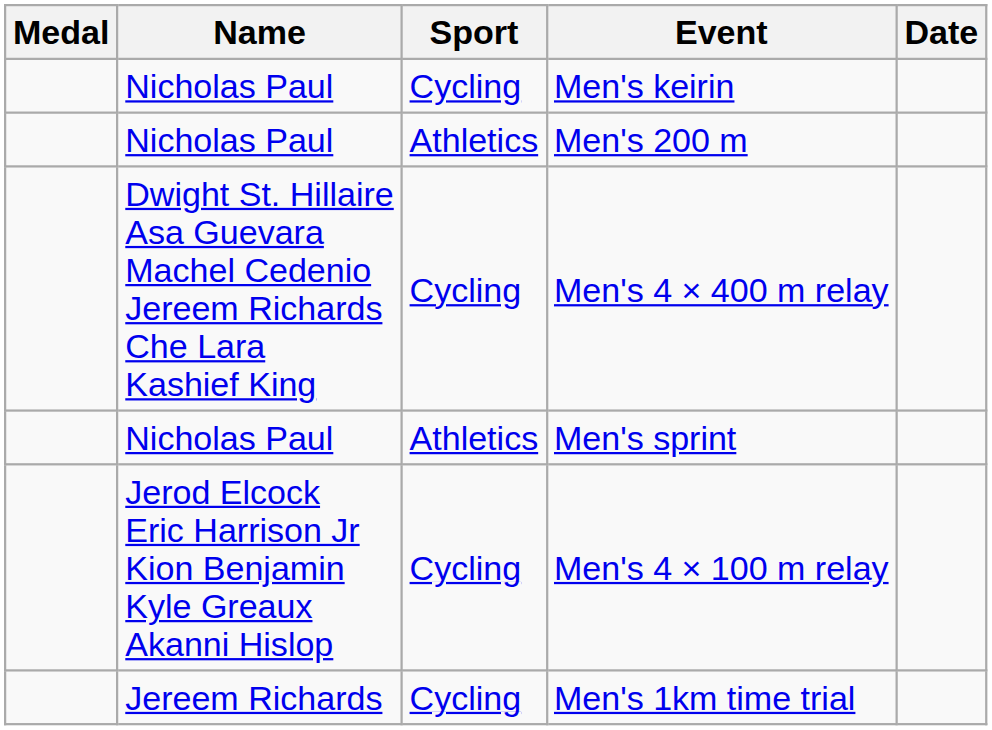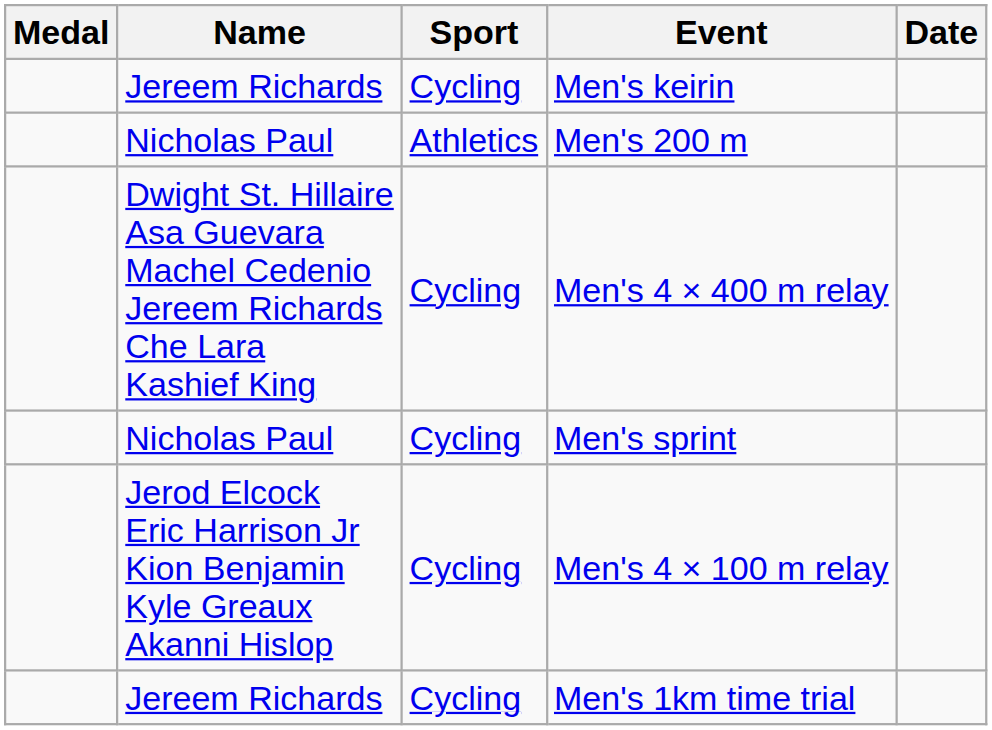(229, 86) Nicholas Paul -> (254, 86) Jereem Richards
(474, 438) Athletics -> (465, 438) Cycling
